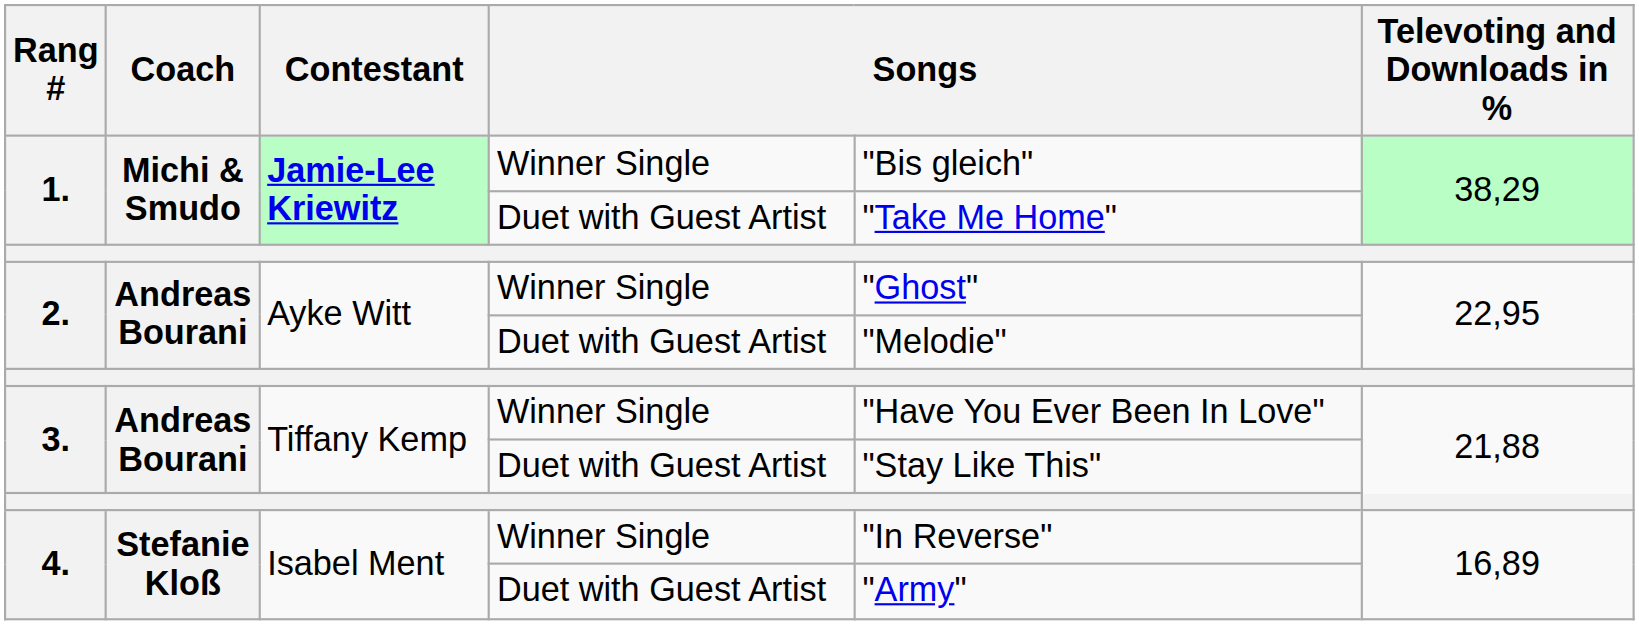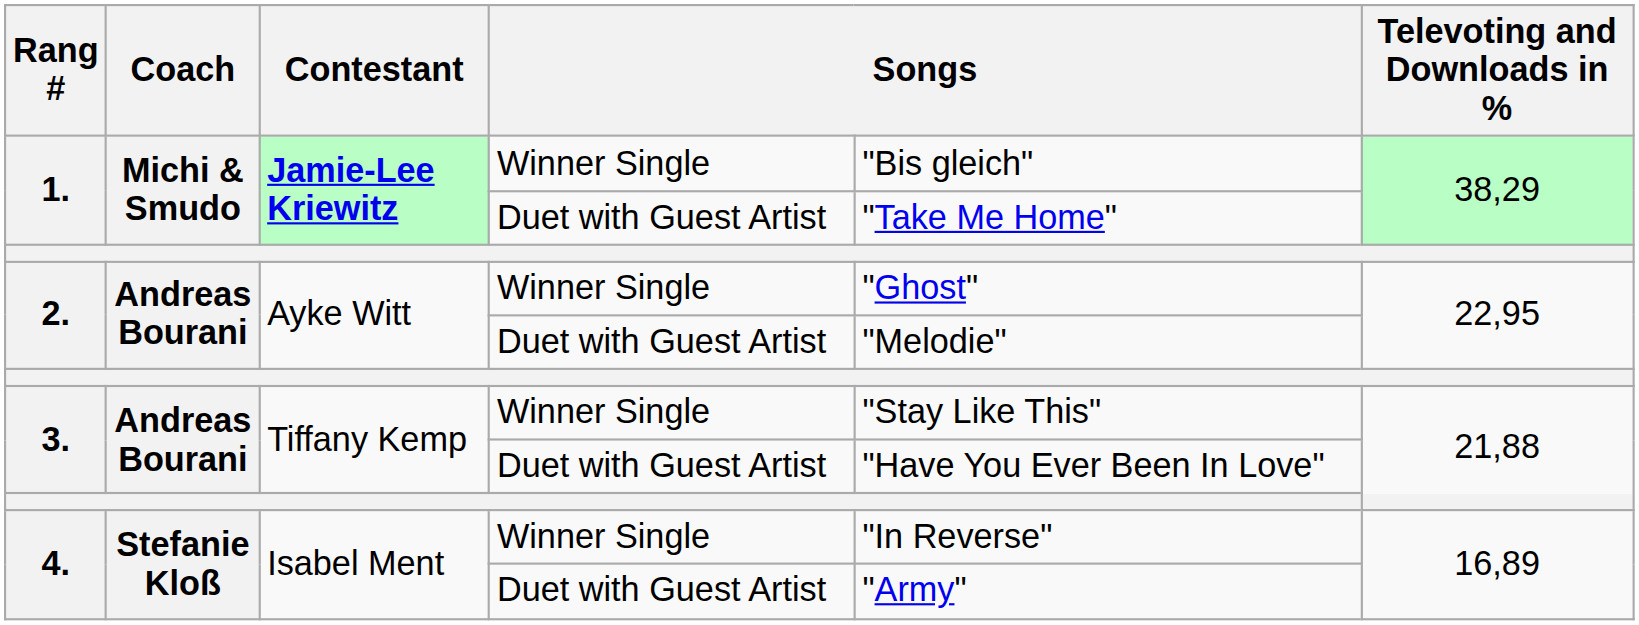(1093, 411) "Have You Ever Been In Love" -> (982, 411) "Stay Like This"
(982, 466) "Stay Like This" -> (1093, 466) "Have You Ever Been In Love"
